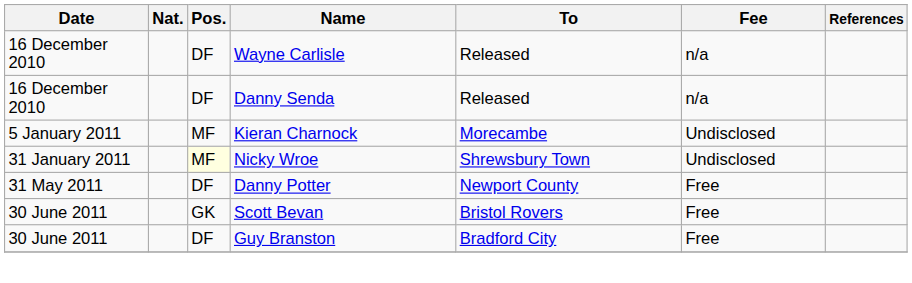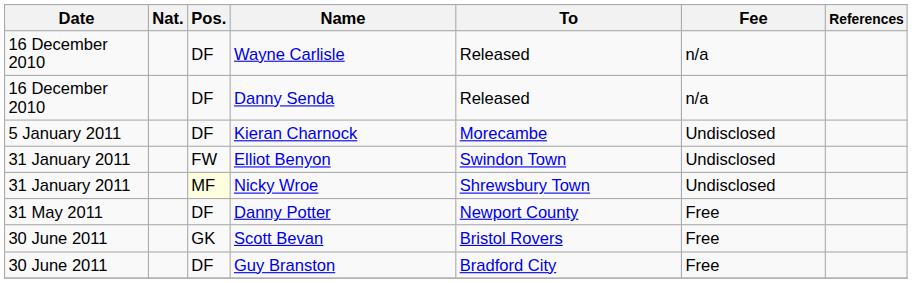(203, 134) MF -> (202, 134) DF
+ row: (282, 160)
